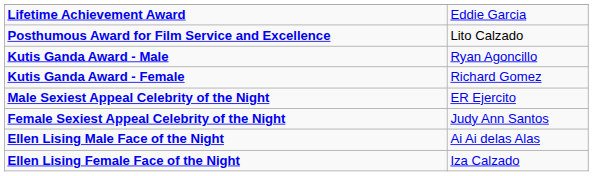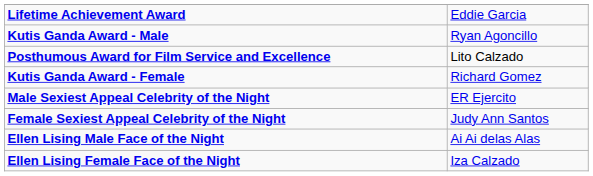rows swapped: (169, 35) <-> (88, 56)
